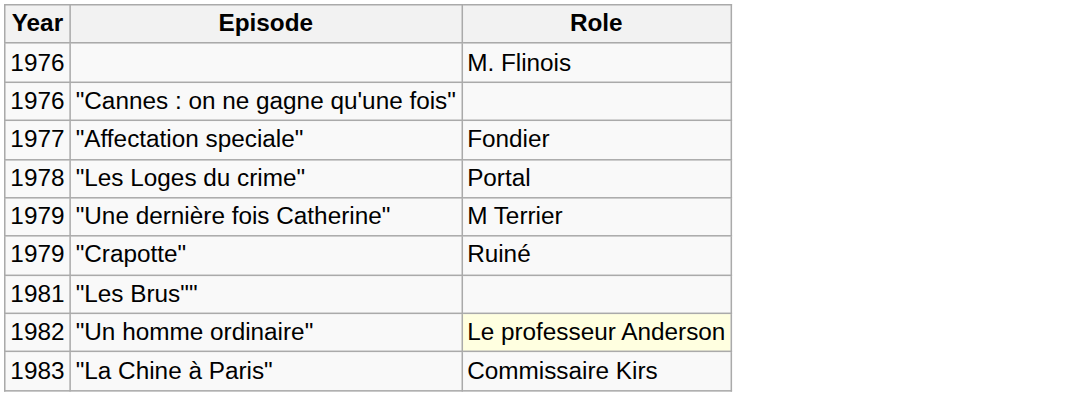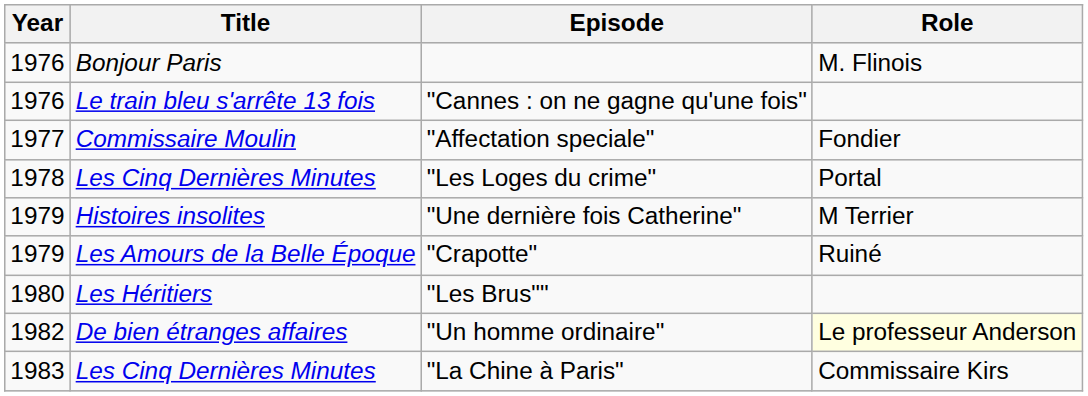+ column: (246, 23)
(37, 293) 1981 -> (37, 293) 1980
